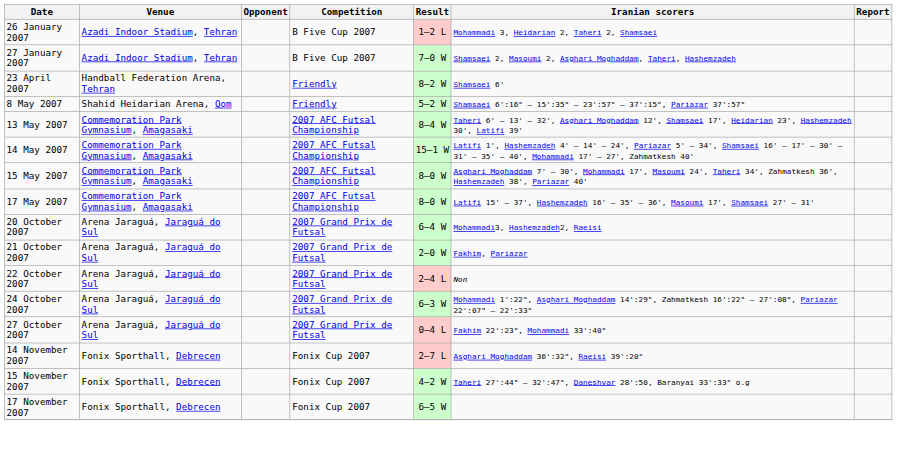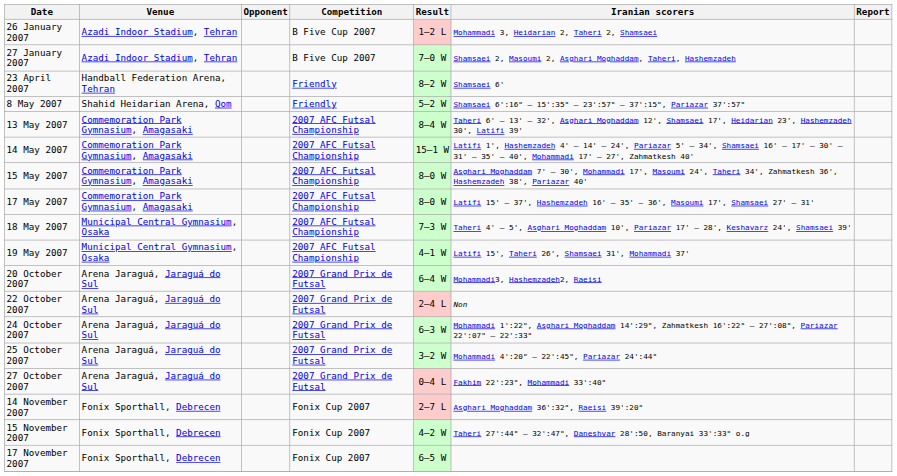+ row: (37, 227)
+ row: (37, 253)
- row: (34, 253)
+ row: (34, 356)
